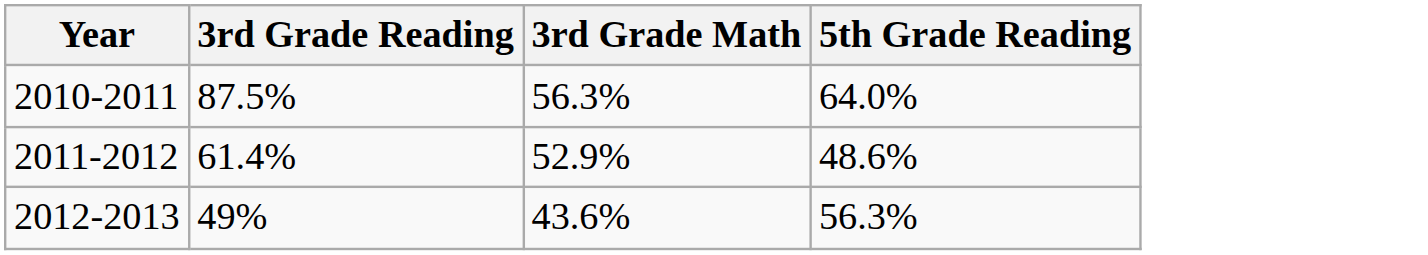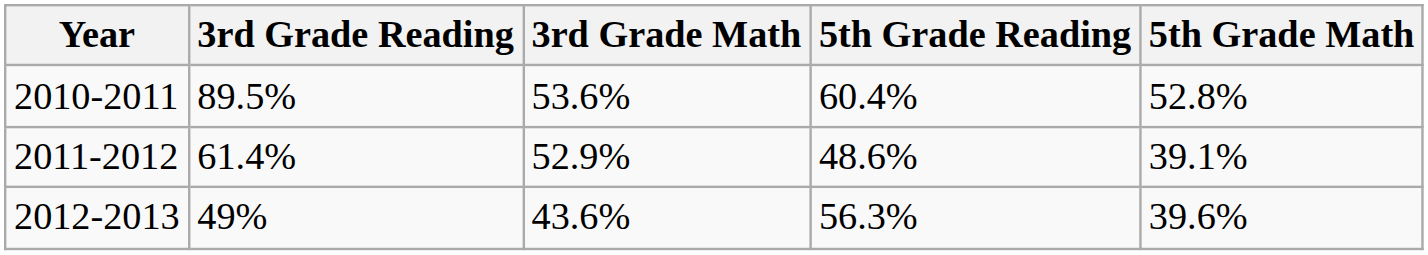+ column: (1282, 34)
(247, 95) 87.5% -> (247, 95) 89.5%
(581, 95) 56.3% -> (581, 95) 53.6%
(868, 95) 64.0% -> (868, 95) 60.4%
